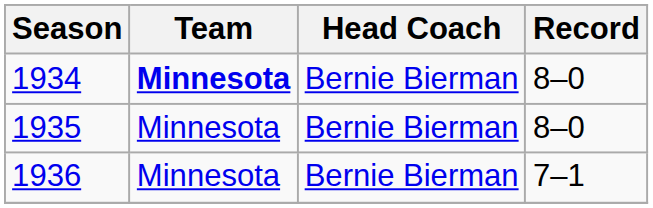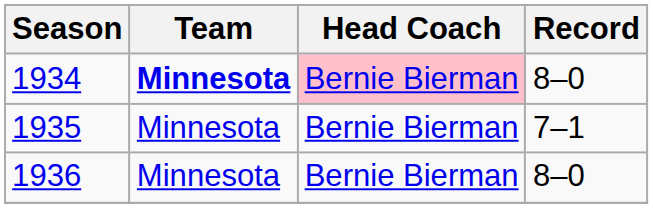(412, 78) no background -> (412, 78) pink background
(559, 127) 8–0 -> (559, 127) 7–1
(559, 176) 7–1 -> (559, 176) 8–0
